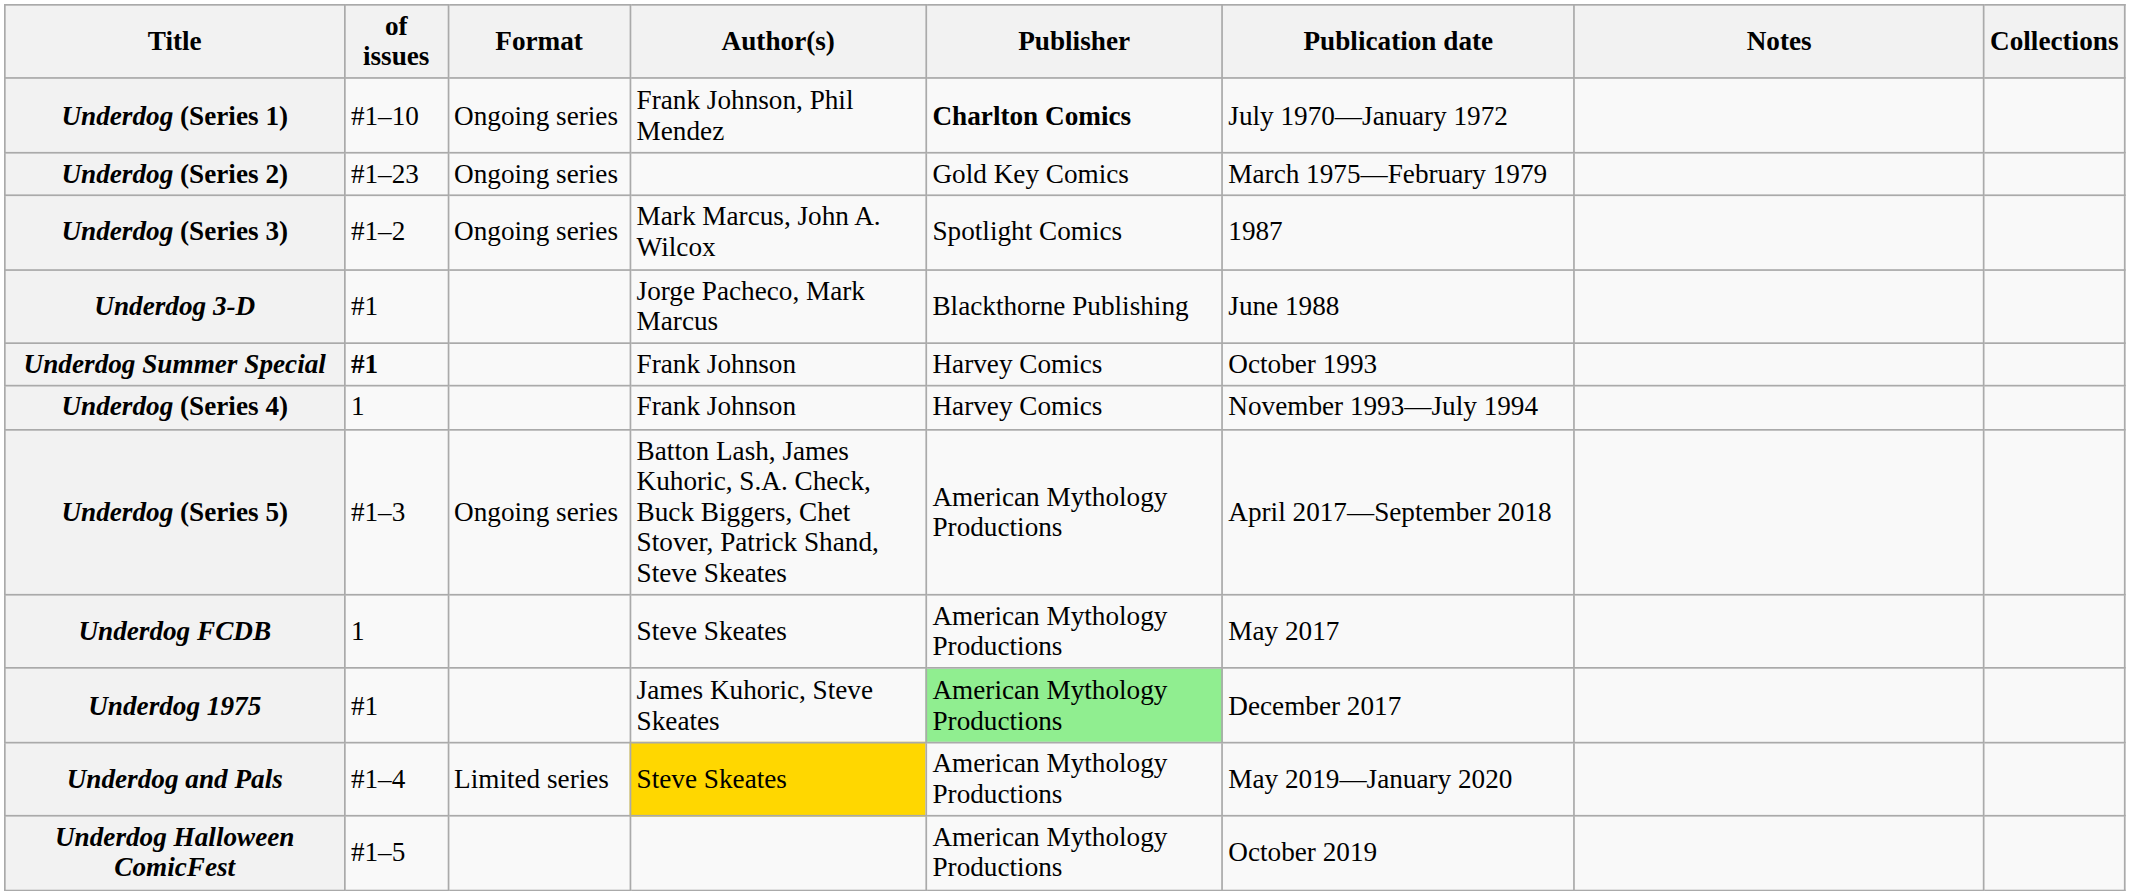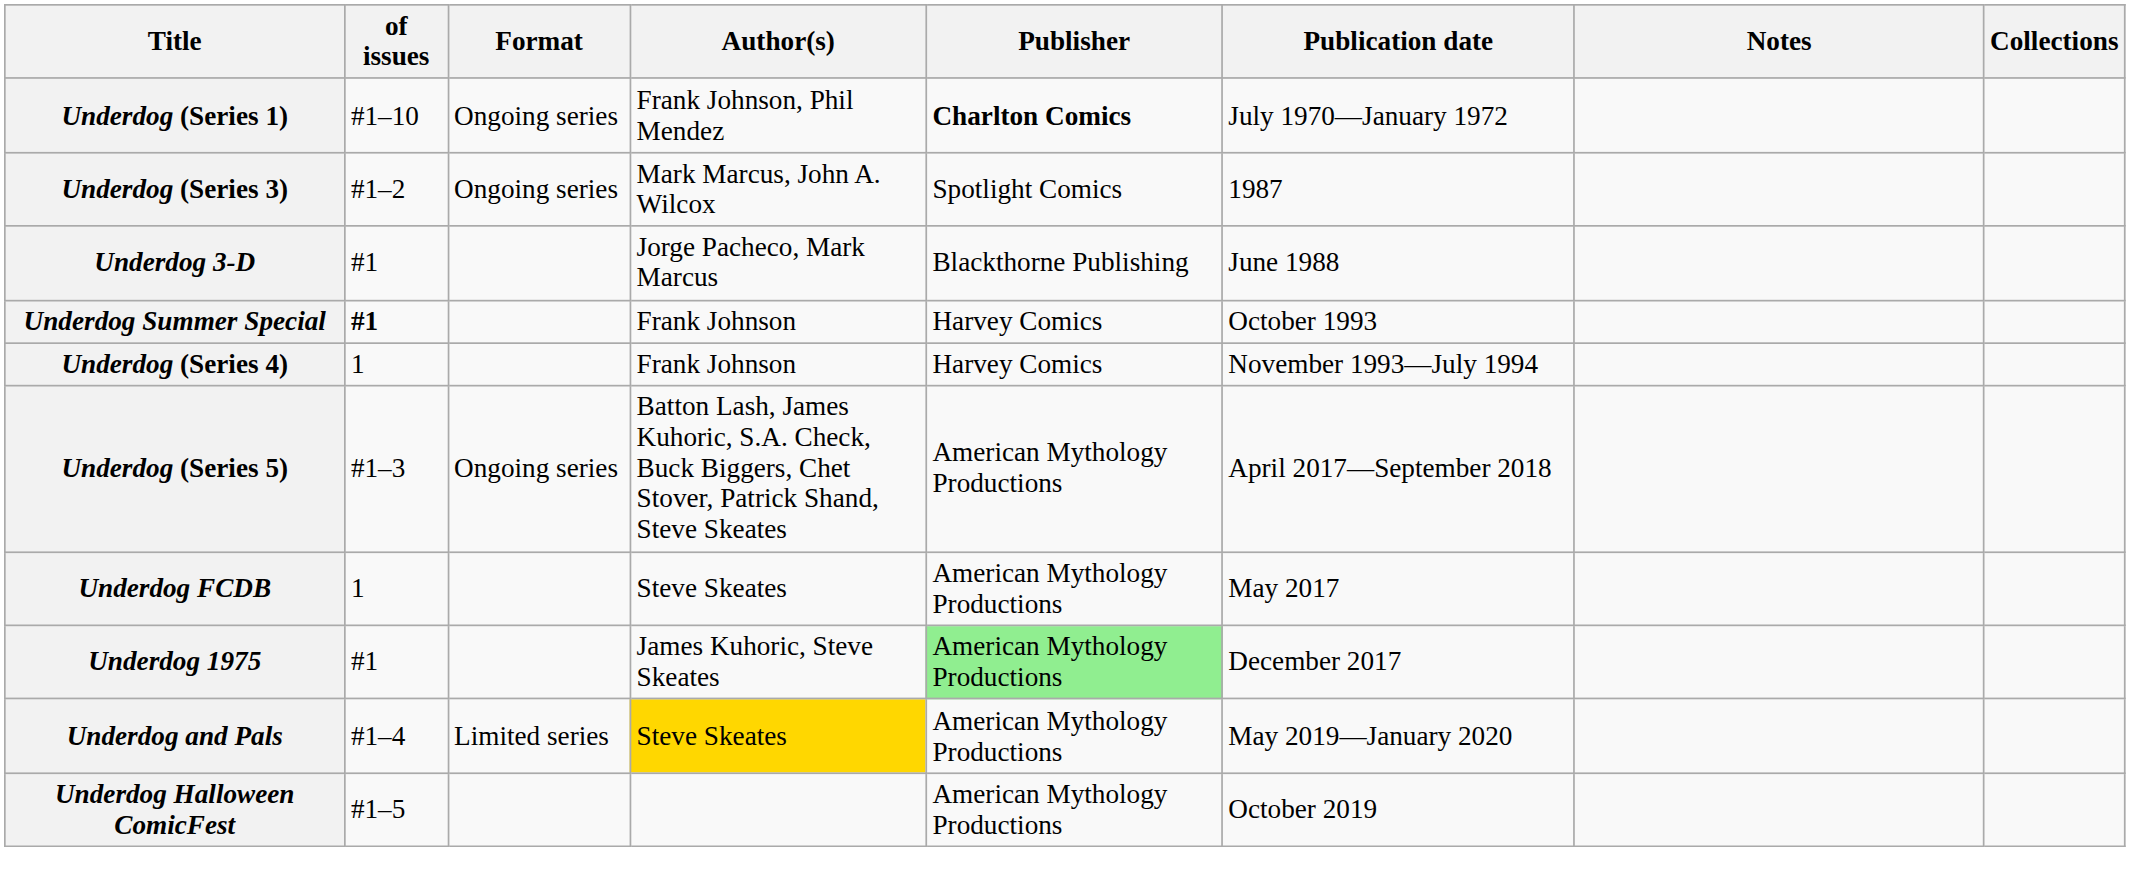- row: (175, 173)
